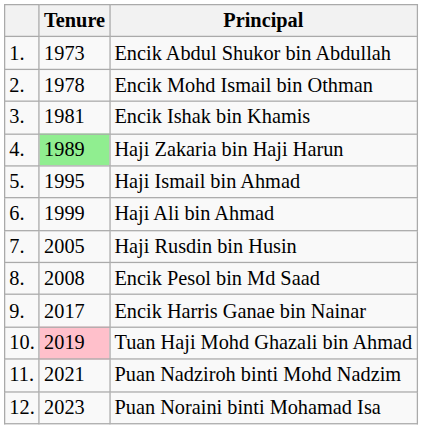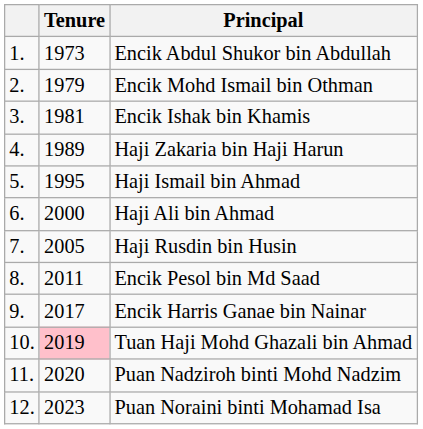(64, 85) 1978 -> (64, 85) 1979
(64, 149) lightgreen background -> (64, 149) no background
(64, 213) 1999 -> (64, 213) 2000
(64, 278) 2008 -> (64, 278) 2011
(64, 375) 2021 -> (64, 375) 2020
